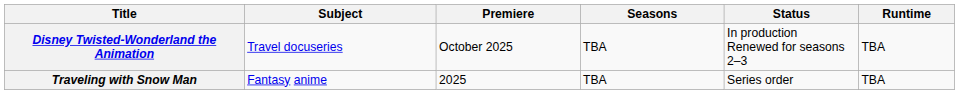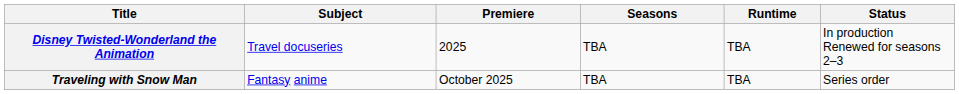columns swapped: (907, 14) <-> (791, 14)
(476, 47) October 2025 -> (453, 47) 2025
(453, 80) 2025 -> (476, 80) October 2025
